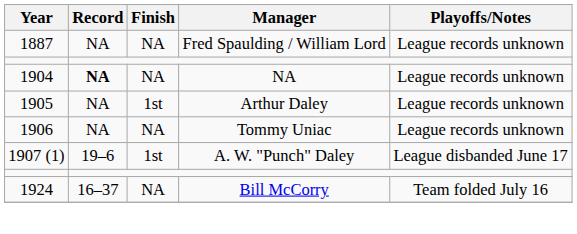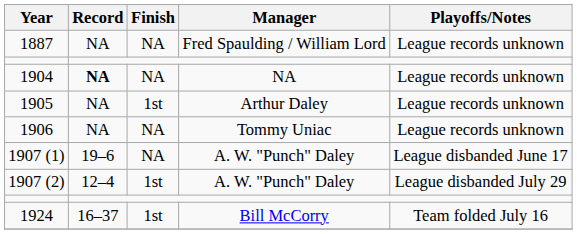(153, 155) 1st -> (153, 155) NA
+ row: (36, 181)
(153, 189) NA -> (153, 215) 1st
